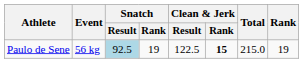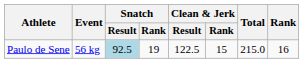(221, 49) bold -> (221, 49) normal
(283, 49) 19 -> (283, 49) 16
